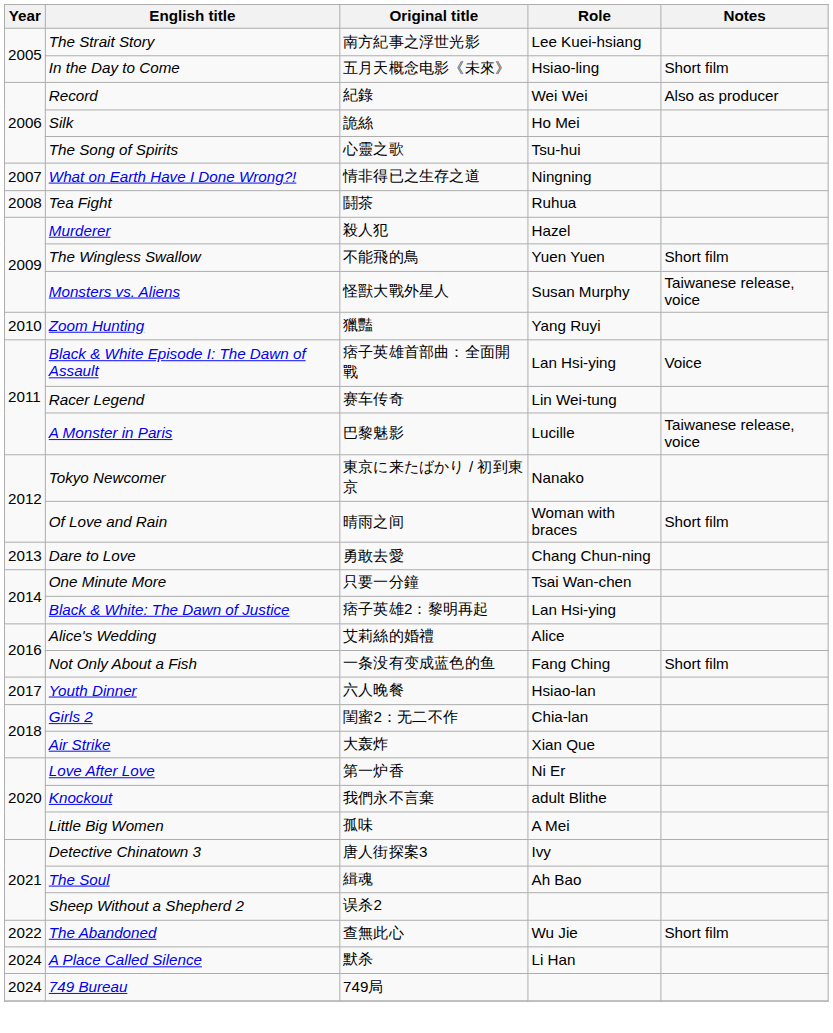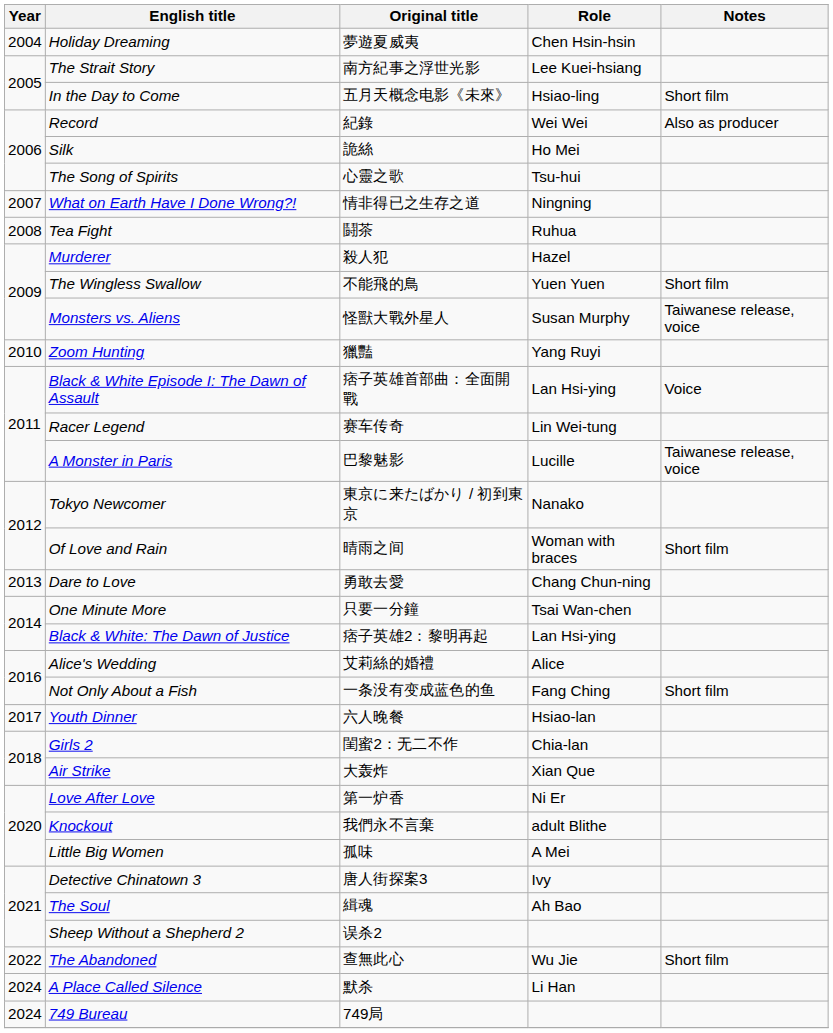+ row: (109, 42)
